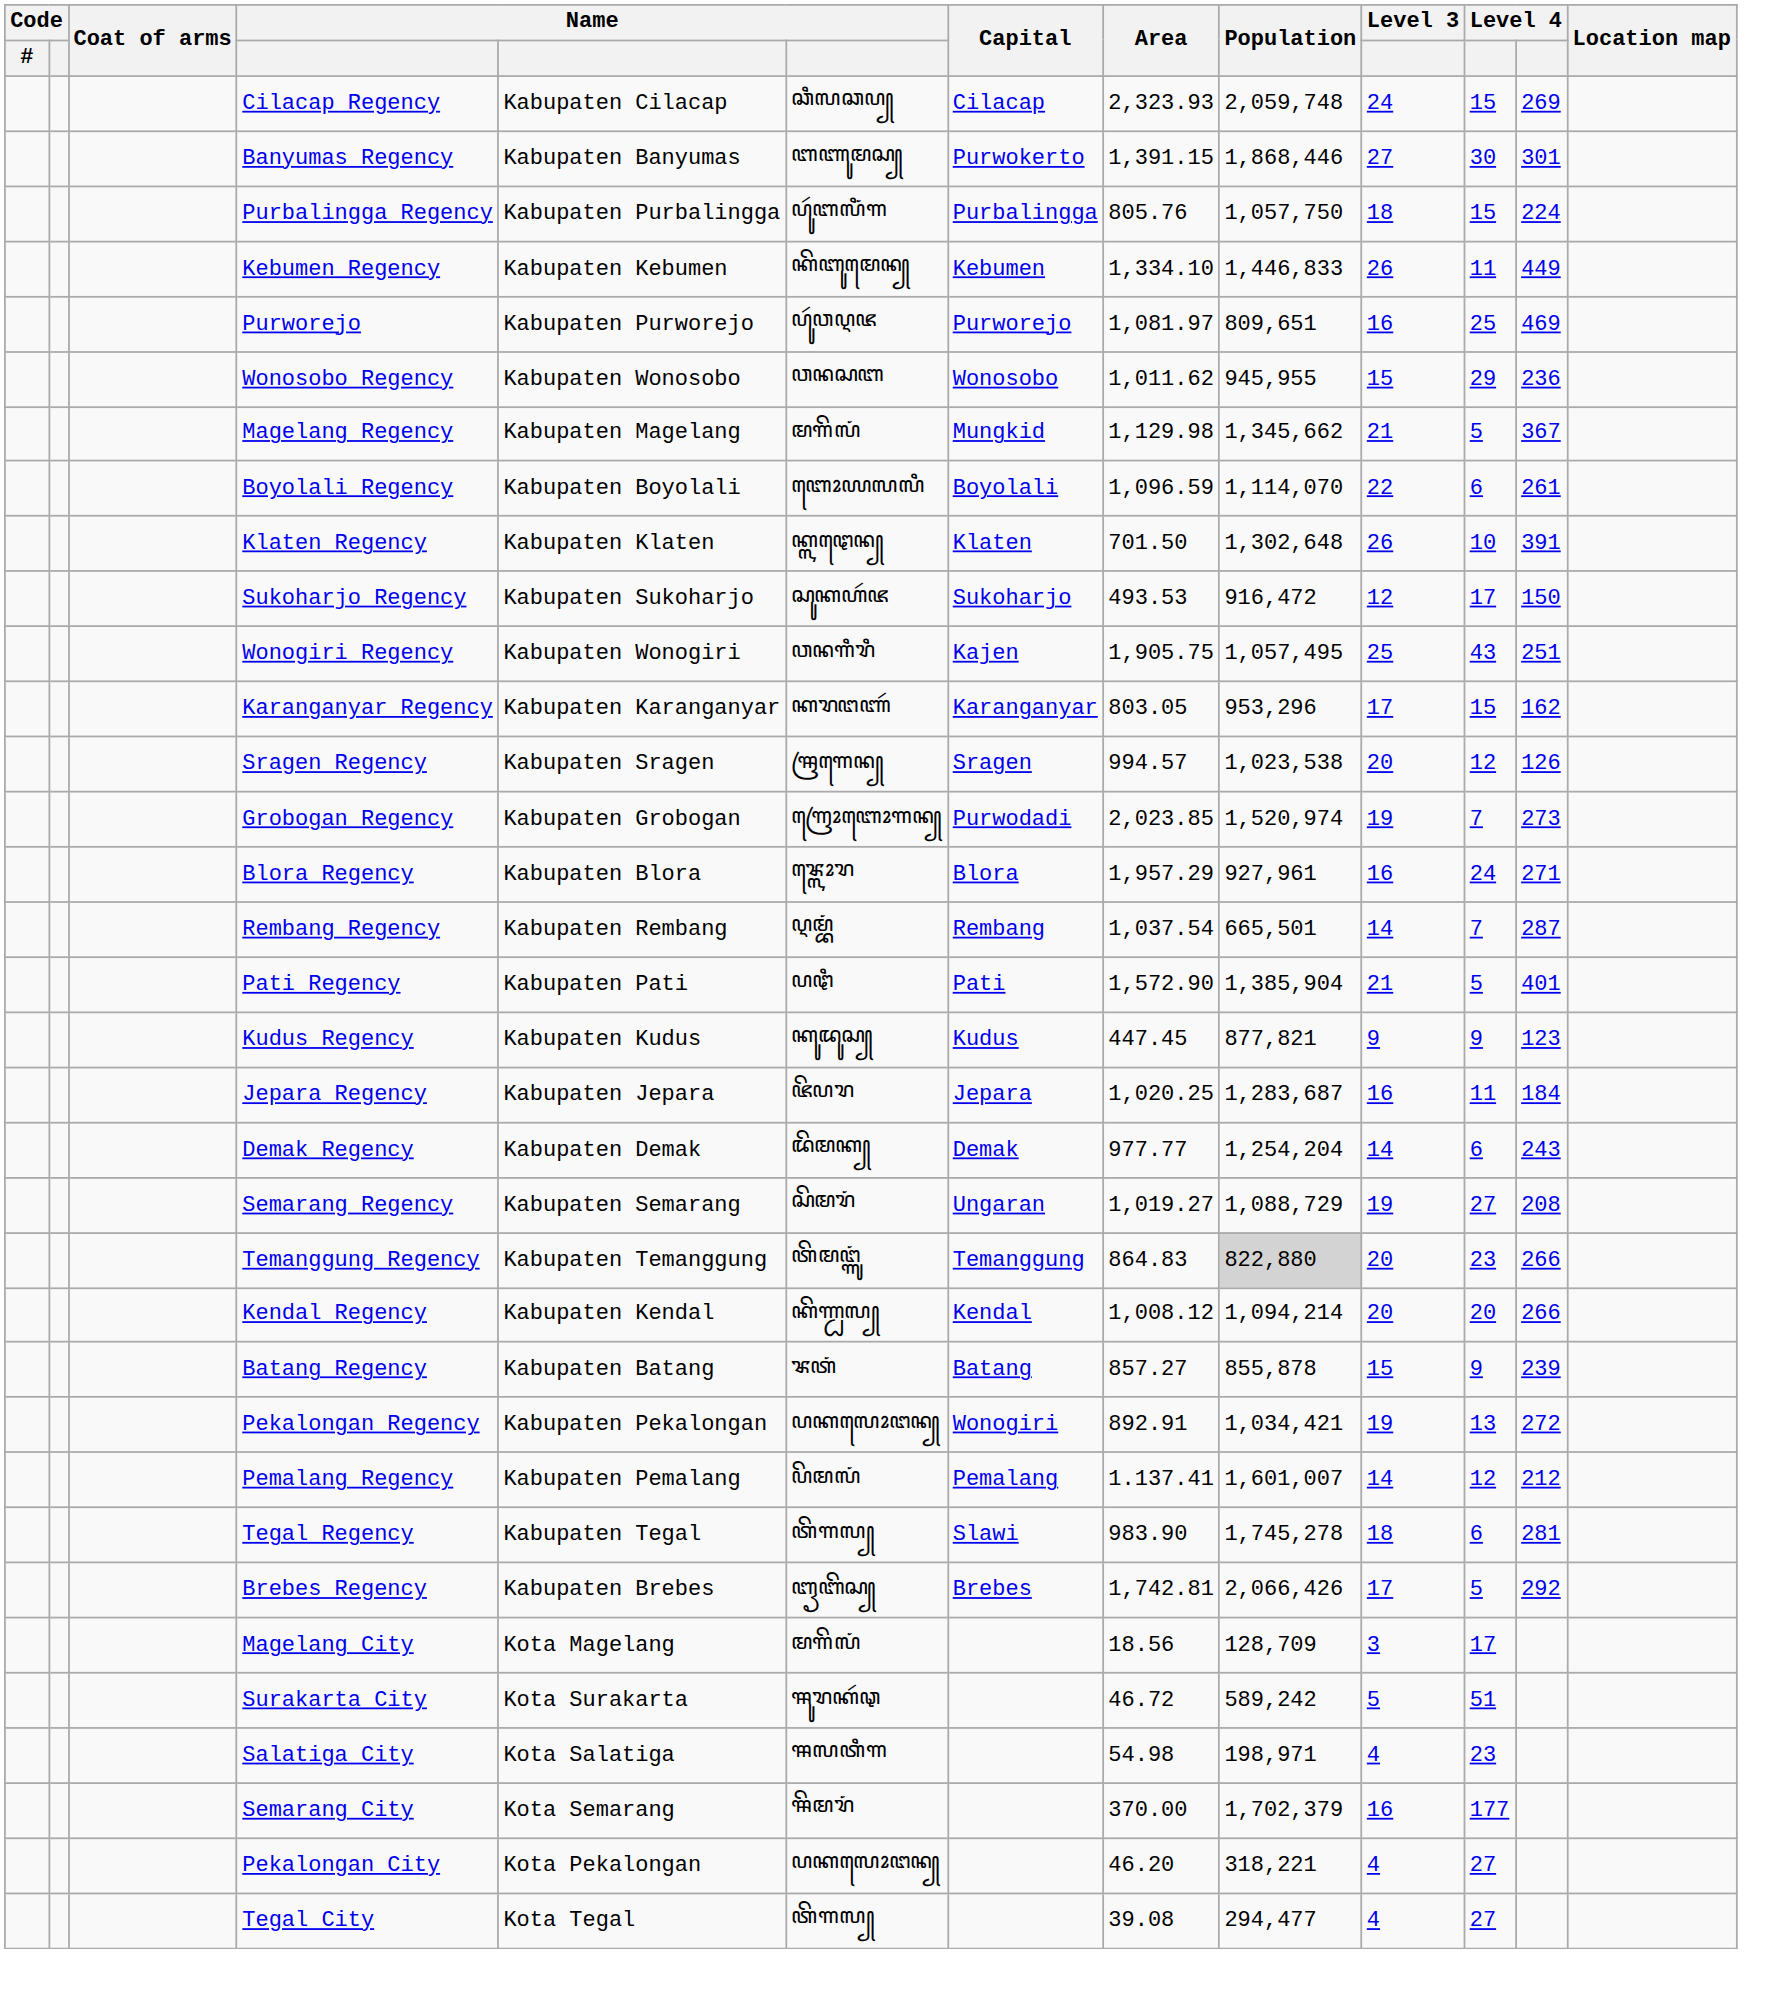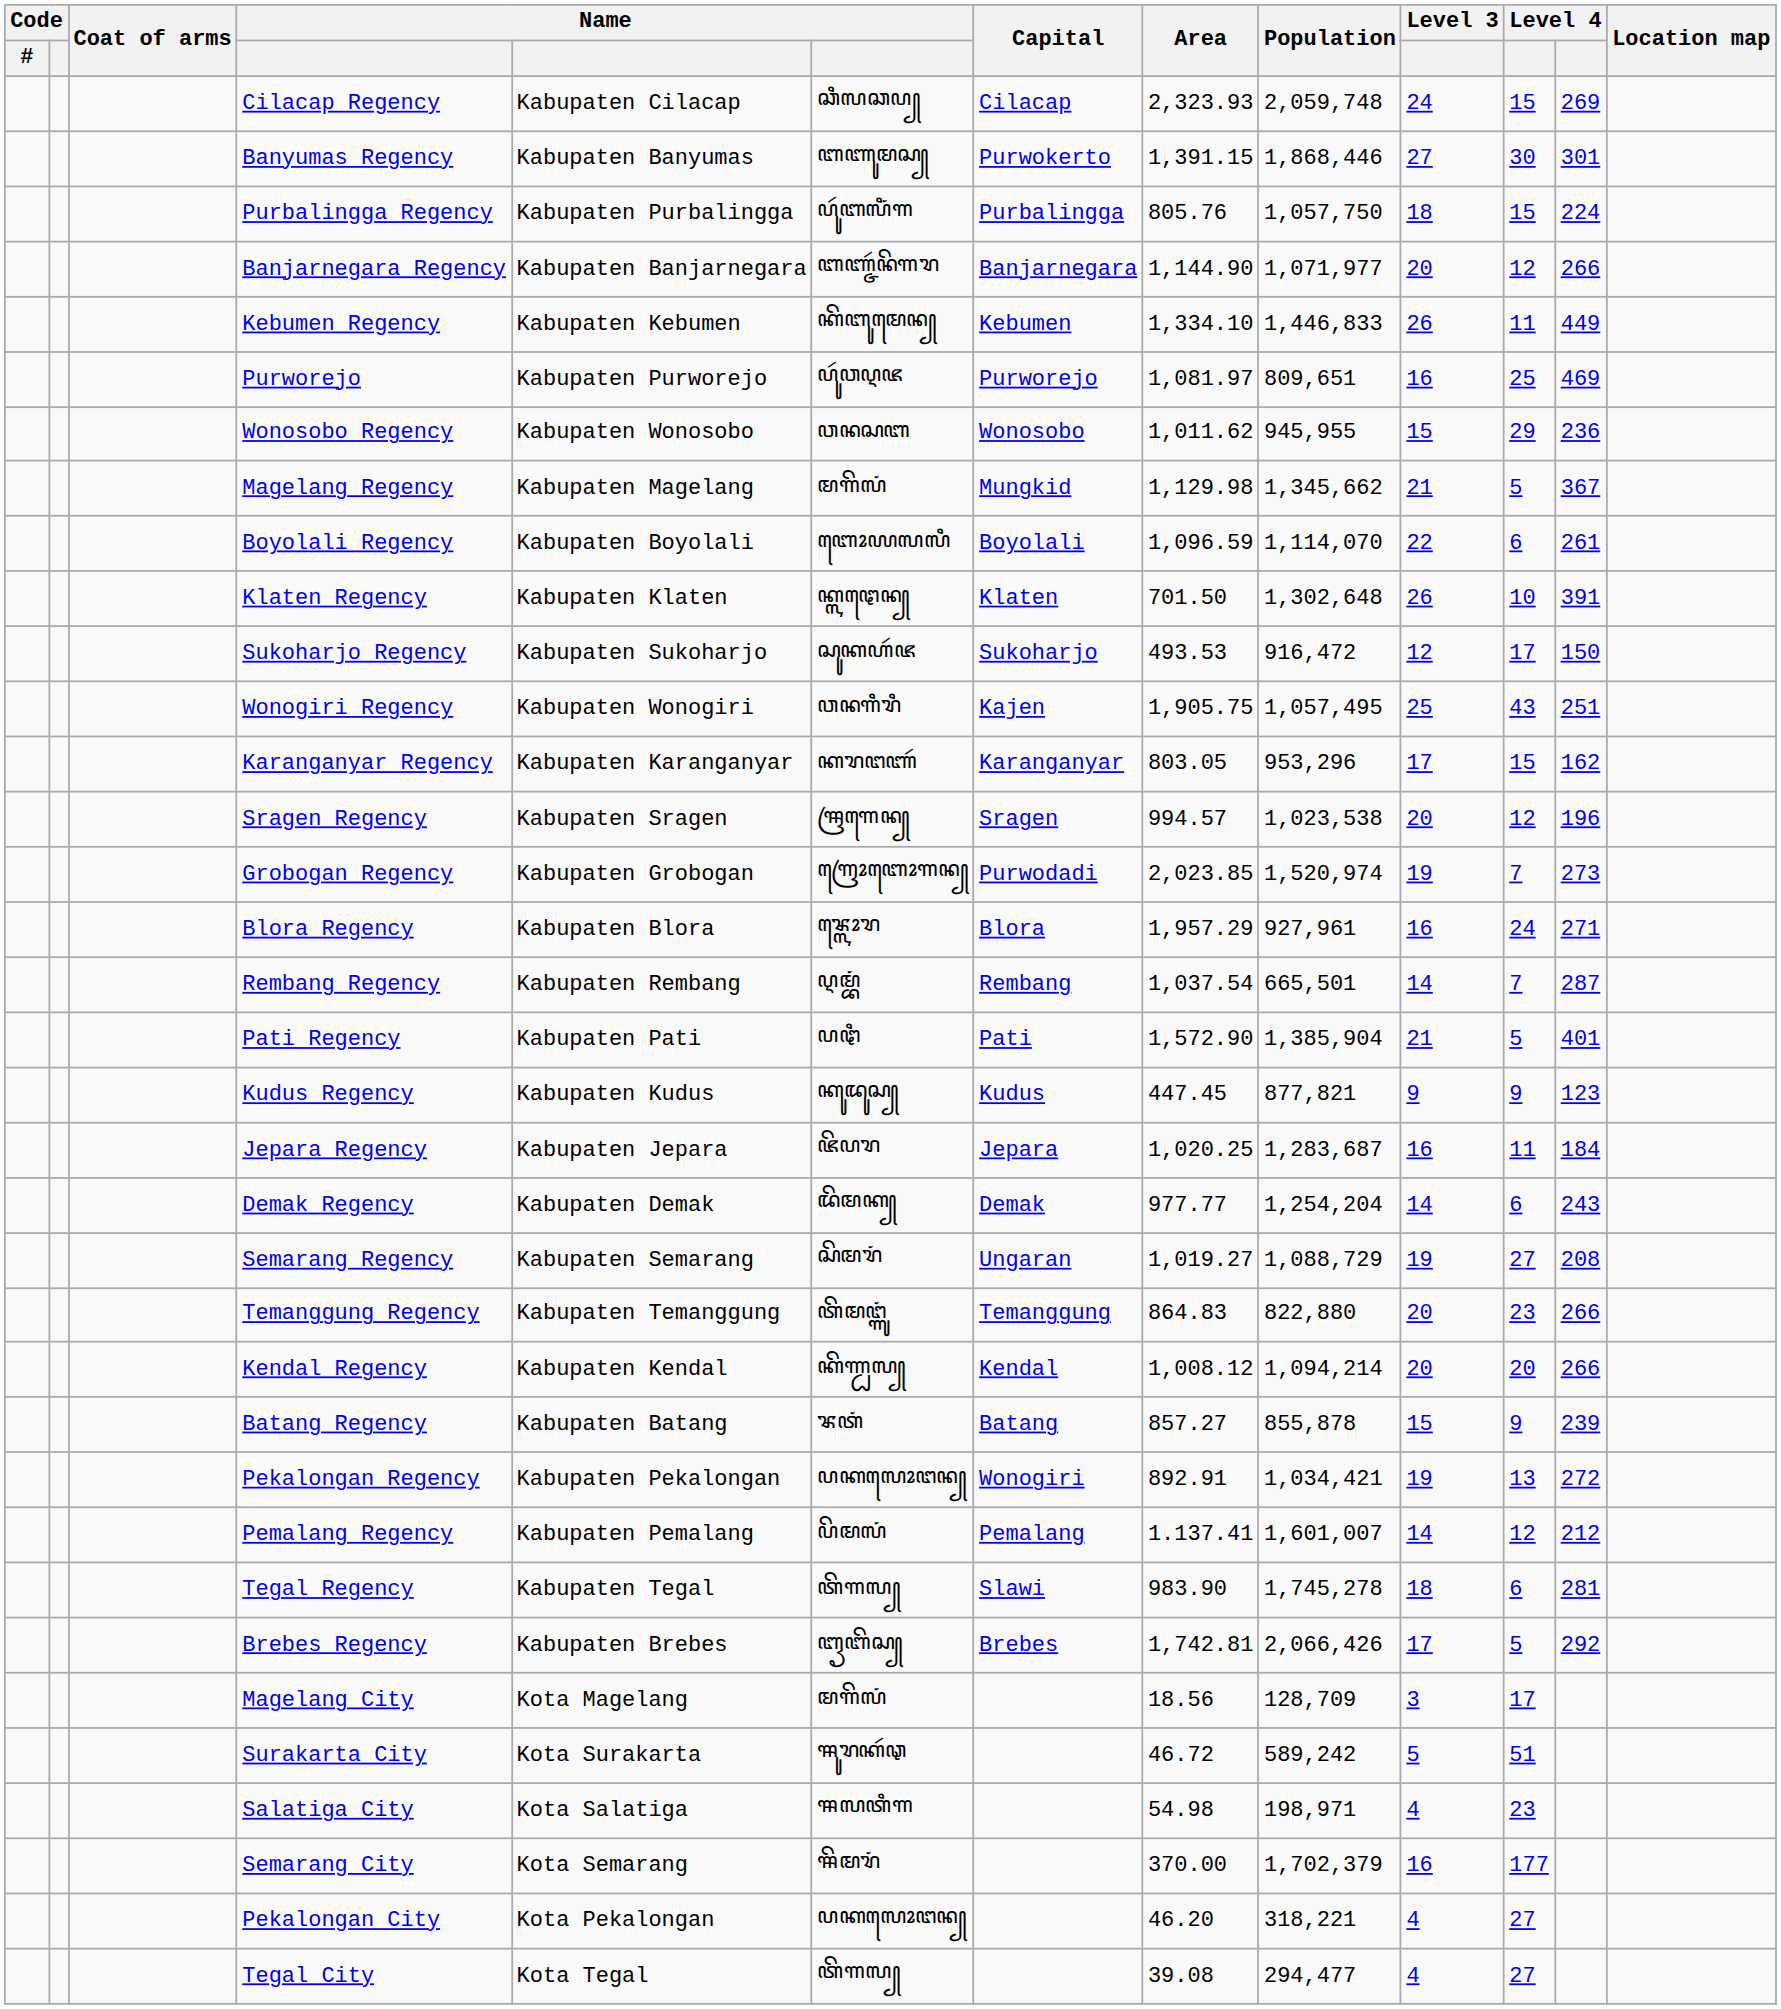+ row: (374, 269)
(1541, 765) 126 -> (1580, 820) 196
(1271, 1260) lightgrey background -> (1310, 1315) no background
